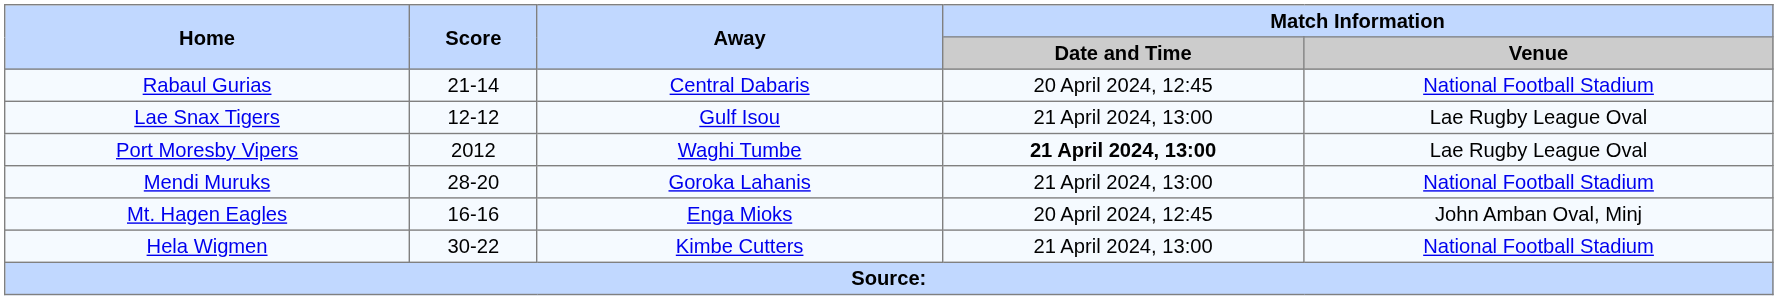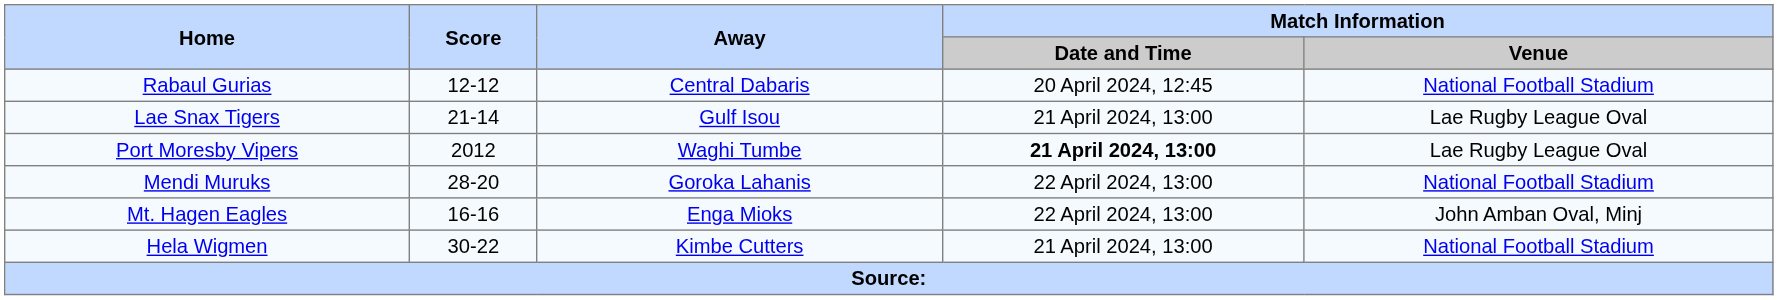(473, 85) 21-14 -> (473, 85) 12-12
(473, 117) 12-12 -> (473, 117) 21-14
(1123, 182) 21 April 2024, 13:00 -> (1123, 182) 22 April 2024, 13:00
(1123, 214) 20 April 2024, 12:45 -> (1123, 214) 22 April 2024, 13:00
